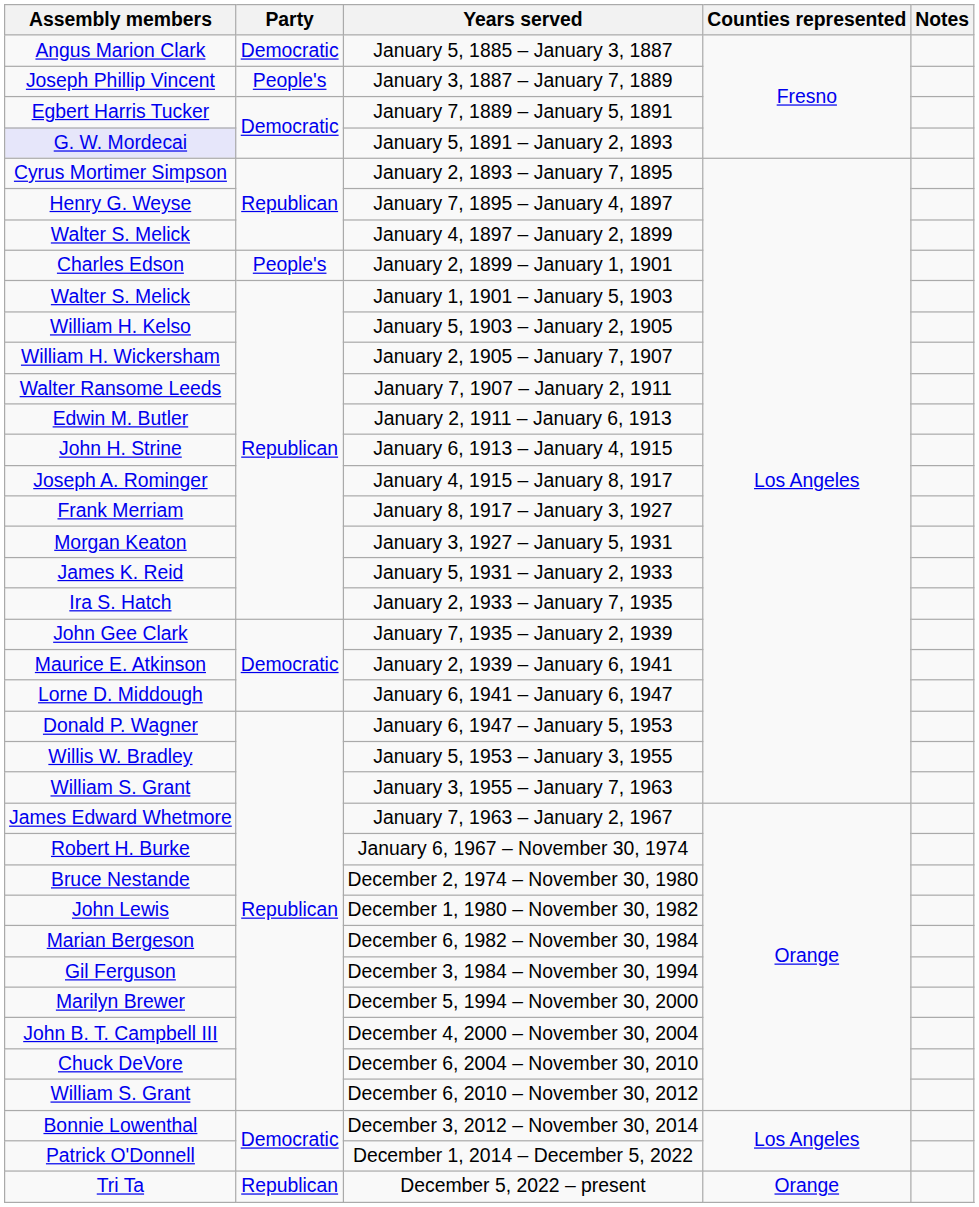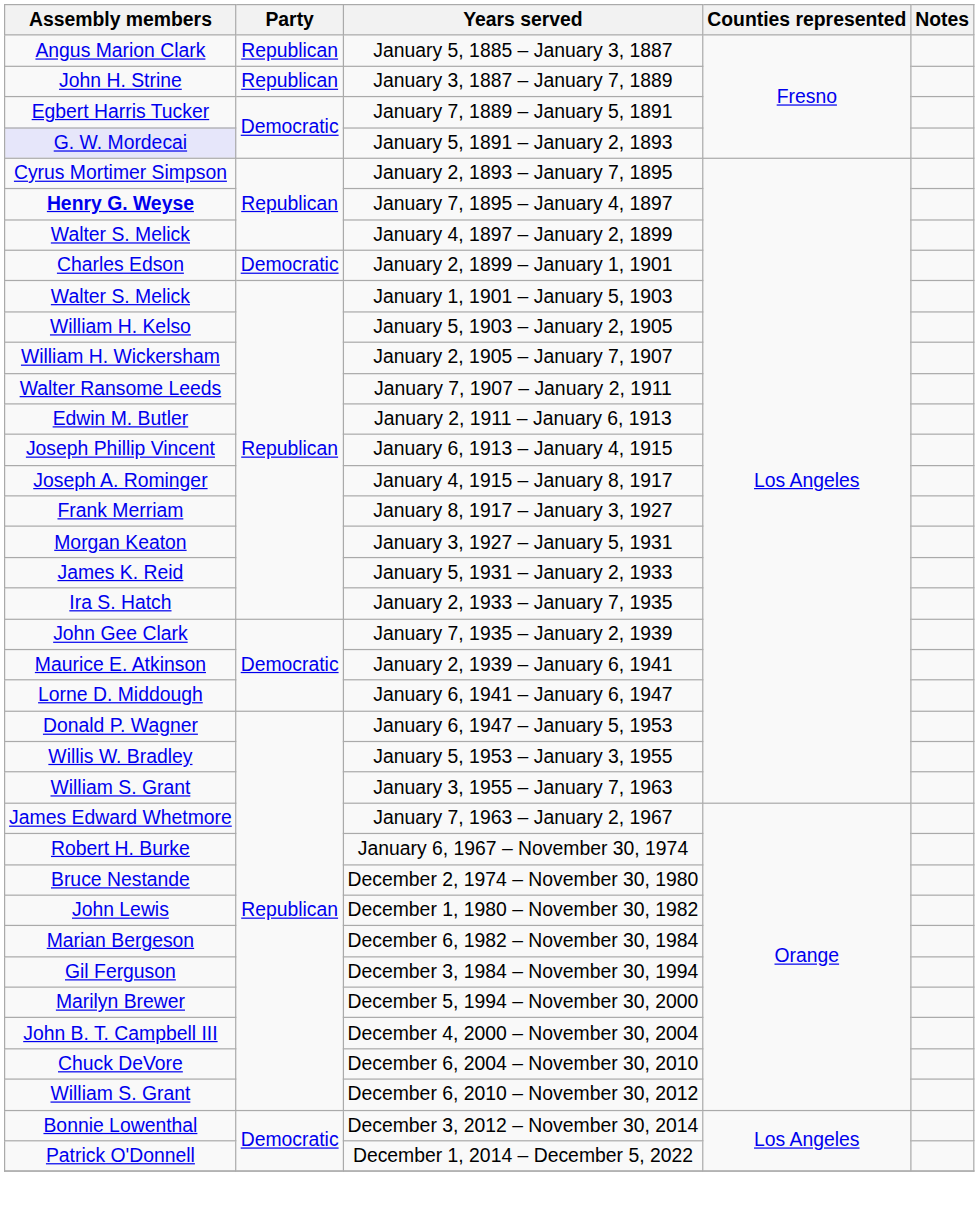(290, 50) Democratic -> (290, 50) Republican
(120, 81) Joseph Phillip Vincent -> (120, 81) John H. Strine
(290, 81) People's -> (290, 81) Republican
(120, 204) normal -> (120, 204) bold
(290, 265) People's -> (290, 265) Democratic
(120, 449) John H. Strine -> (120, 449) Joseph Phillip Vincent
- row: (523, 1186)
